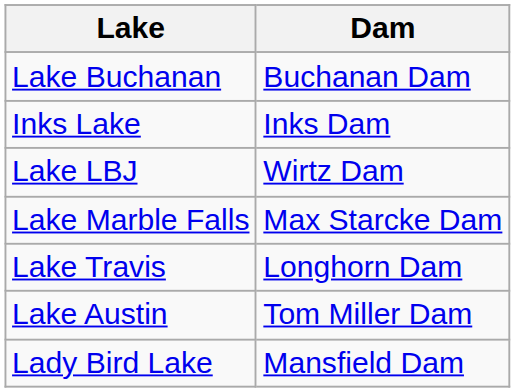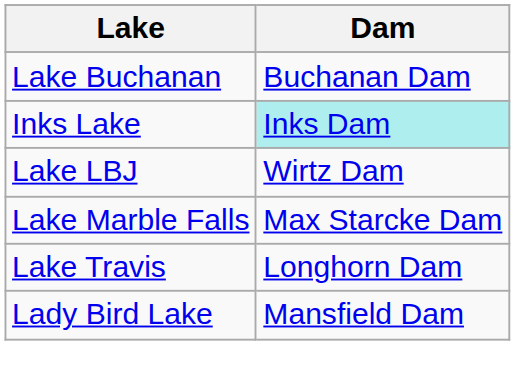(327, 123) no background -> (327, 123) paleturquoise background
- row: (90, 314)
